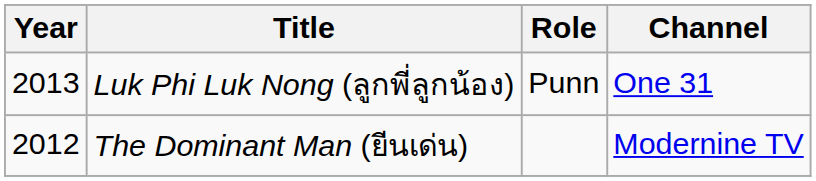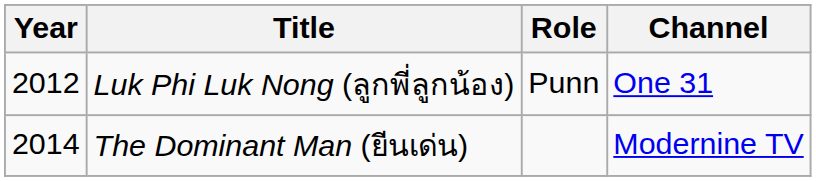(46, 83) 2013 -> (46, 83) 2012
(46, 144) 2012 -> (46, 144) 2014
